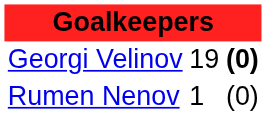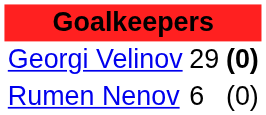(204, 59) 19 -> (204, 59) 29
(197, 96) 1 -> (197, 96) 6
